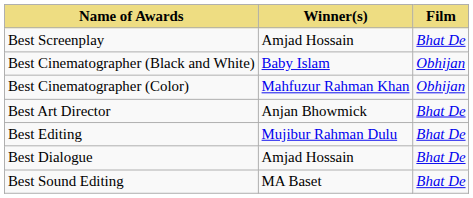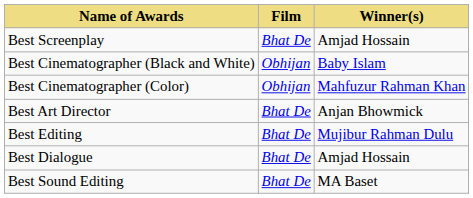columns swapped: (336, 16) <-> (441, 16)
